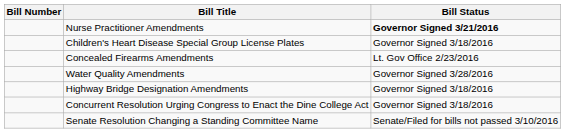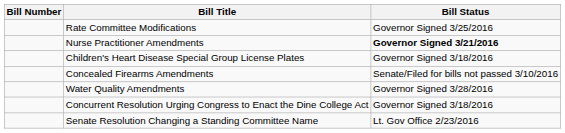+ row: (131, 27)
(426, 58) Lt. Gov Office 2/23/2016 -> (466, 74) Senate/Filed for bills not passed 3/10/2016
- row: (157, 89)
(466, 120) Senate/Filed for bills not passed 3/10/2016 -> (426, 120) Lt. Gov Office 2/23/2016
